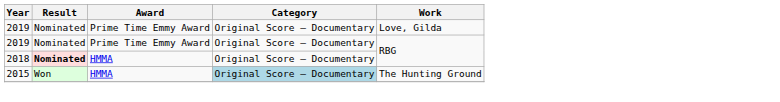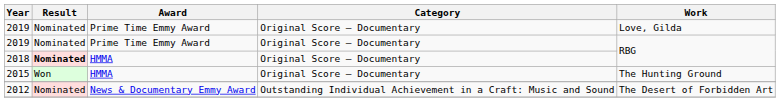(294, 74) lightblue background -> (340, 74) no background
+ row: (18, 89)
